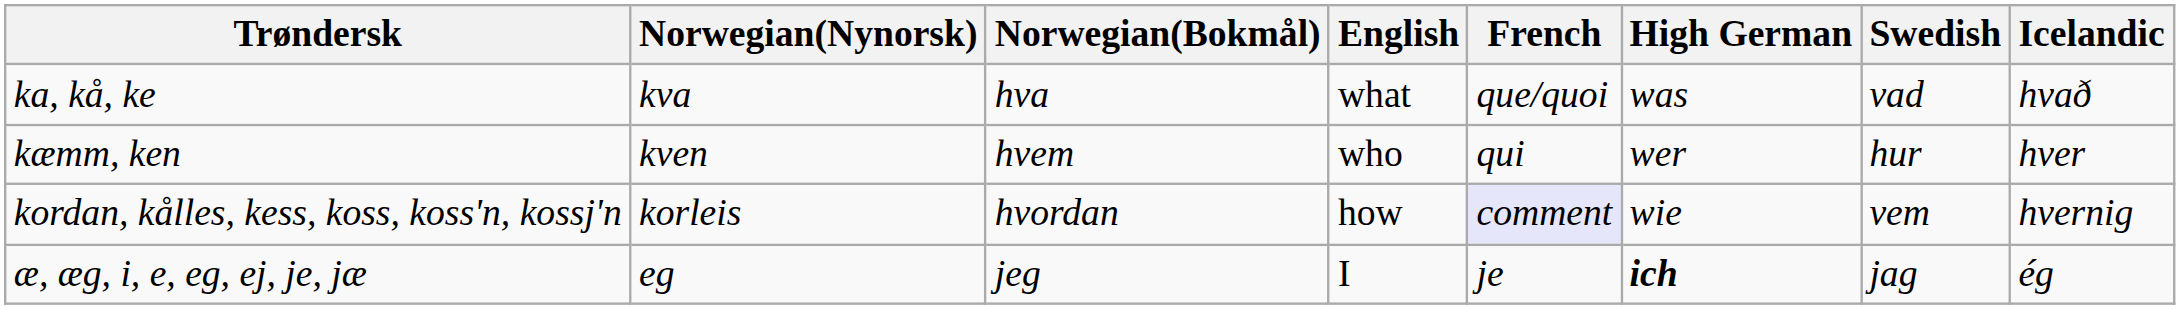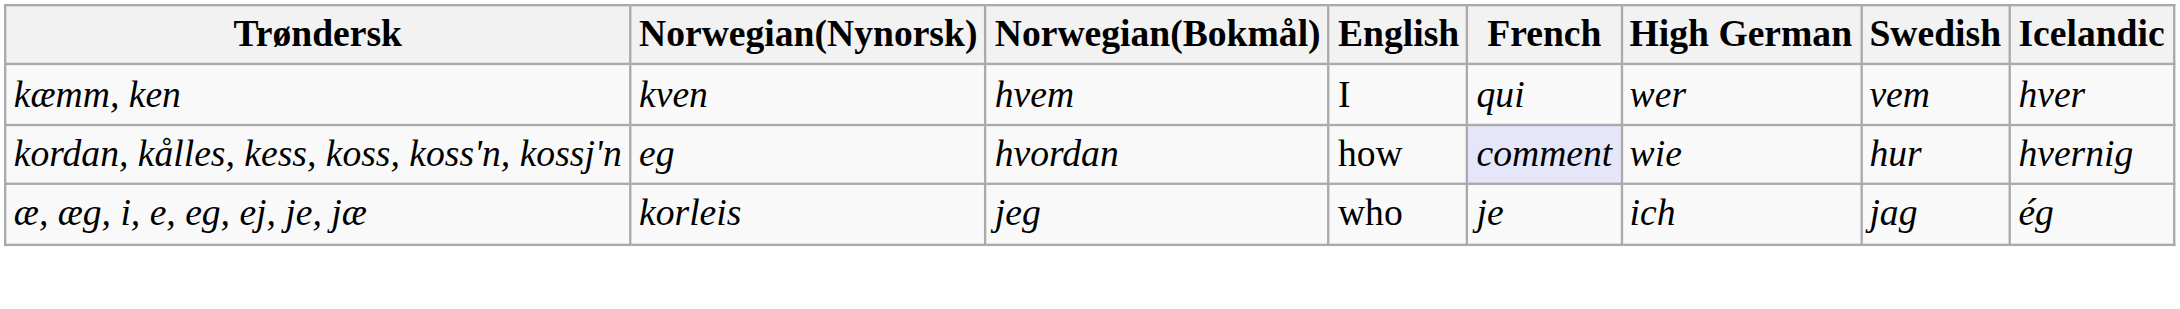- row: (85, 93)
(1370, 153) who -> (1344, 93) I
(1896, 153) hur -> (1900, 93) vem
(690, 213) korleis -> (657, 153) eg
(1900, 213) vem -> (1896, 153) hur
(657, 272) eg -> (690, 213) korleis
(1344, 272) I -> (1370, 213) who
(1654, 272) bold -> (1653, 213) normal
